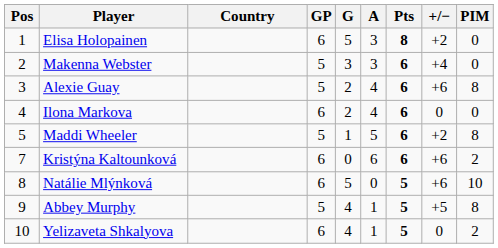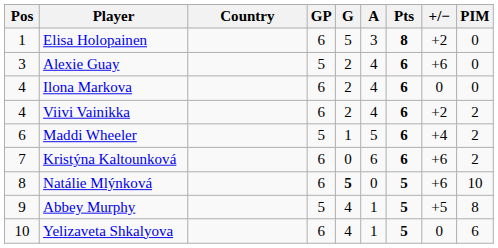- row: (97, 64)
(475, 87) 8 -> (475, 64) 0
+ row: (87, 111)
(22, 135) 5 -> (22, 135) 6
(439, 135) +2 -> (439, 135) +4
(475, 135) 8 -> (475, 135) 2
(348, 183) normal -> (348, 183) bold
(475, 231) 2 -> (475, 231) 6
